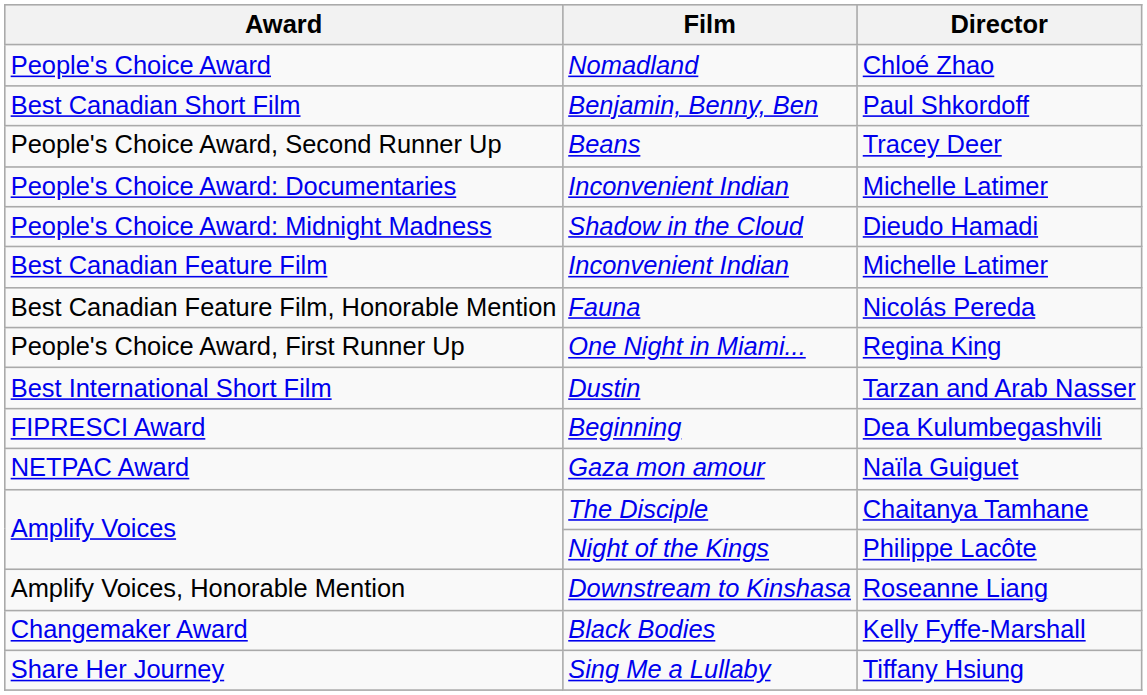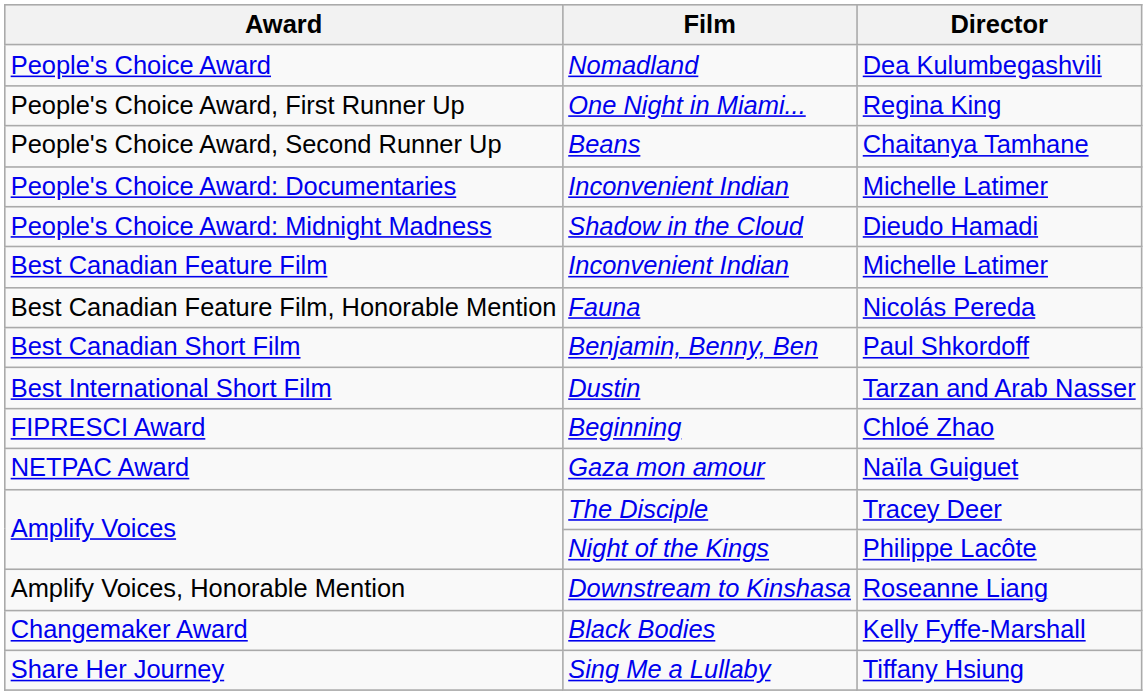(929, 65) Chloé Zhao -> (982, 65) Dea Kulumbegashvili
rows swapped: (238, 347) <-> (156, 105)
(932, 145) Tracey Deer -> (976, 145) Chaitanya Tamhane
(982, 428) Dea Kulumbegashvili -> (929, 428) Chloé Zhao
(976, 508) Chaitanya Tamhane -> (932, 508) Tracey Deer
